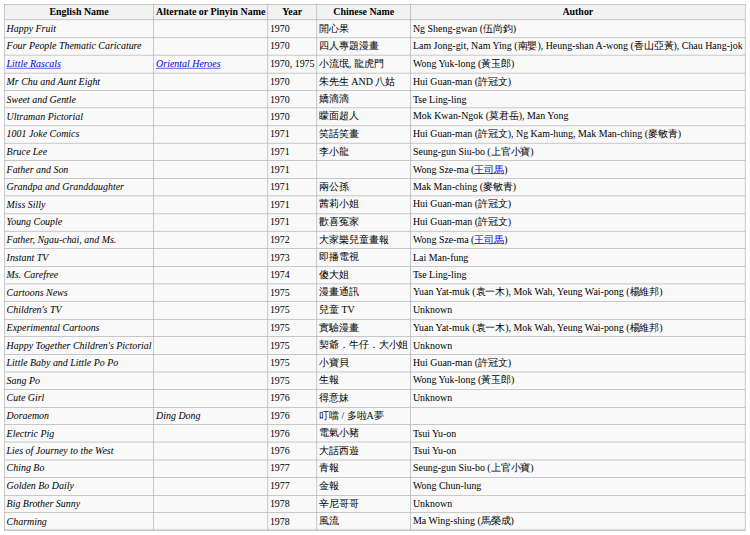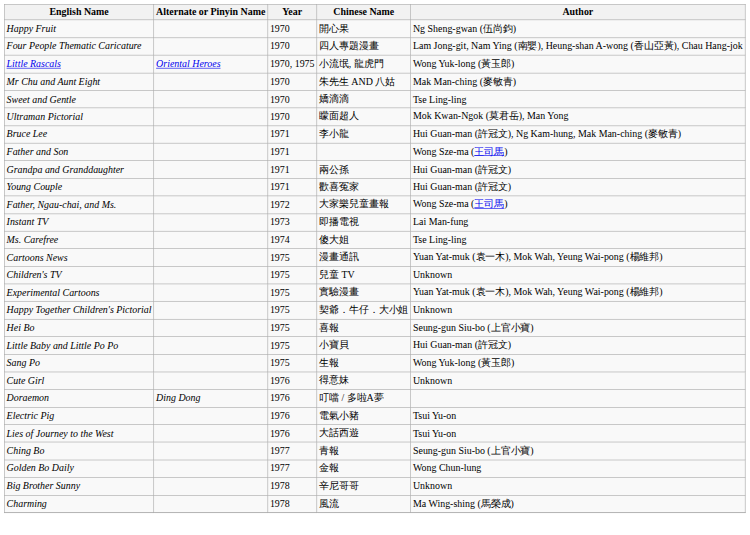(462, 81) Hui Guan-man (許冠文) -> (464, 81) Mak Man-ching (麥敏青)
- row: (43, 134)
(473, 151) Seung-gun Siu-bo (上官小寶) -> (547, 134) Hui Guan-man (許冠文), Ng Kam-hung, Mak Man-ching (麥敏青)
(464, 187) Mak Man-ching (麥敏青) -> (462, 169) Hui Guan-man (許冠文)
- row: (26, 204)
+ row: (21, 328)
